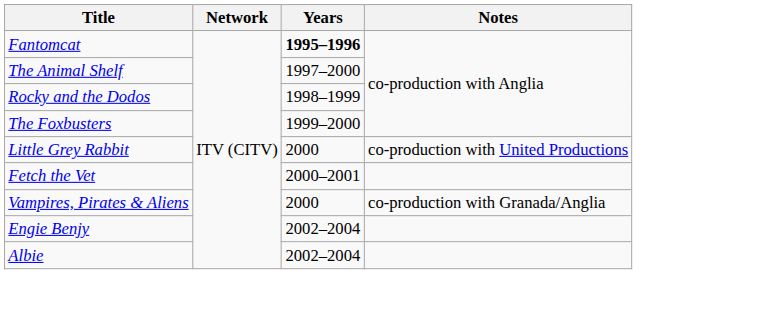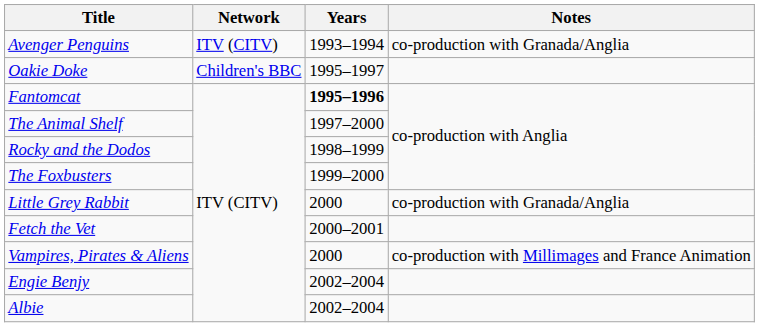+ row: (69, 44)
+ row: (48, 70)
(498, 149) co-production with United Productions -> (510, 202) co-production with Granada/Anglia
(487, 202) co-production with Granada/Anglia -> (571, 255) co-production with Millimages and France Animation
